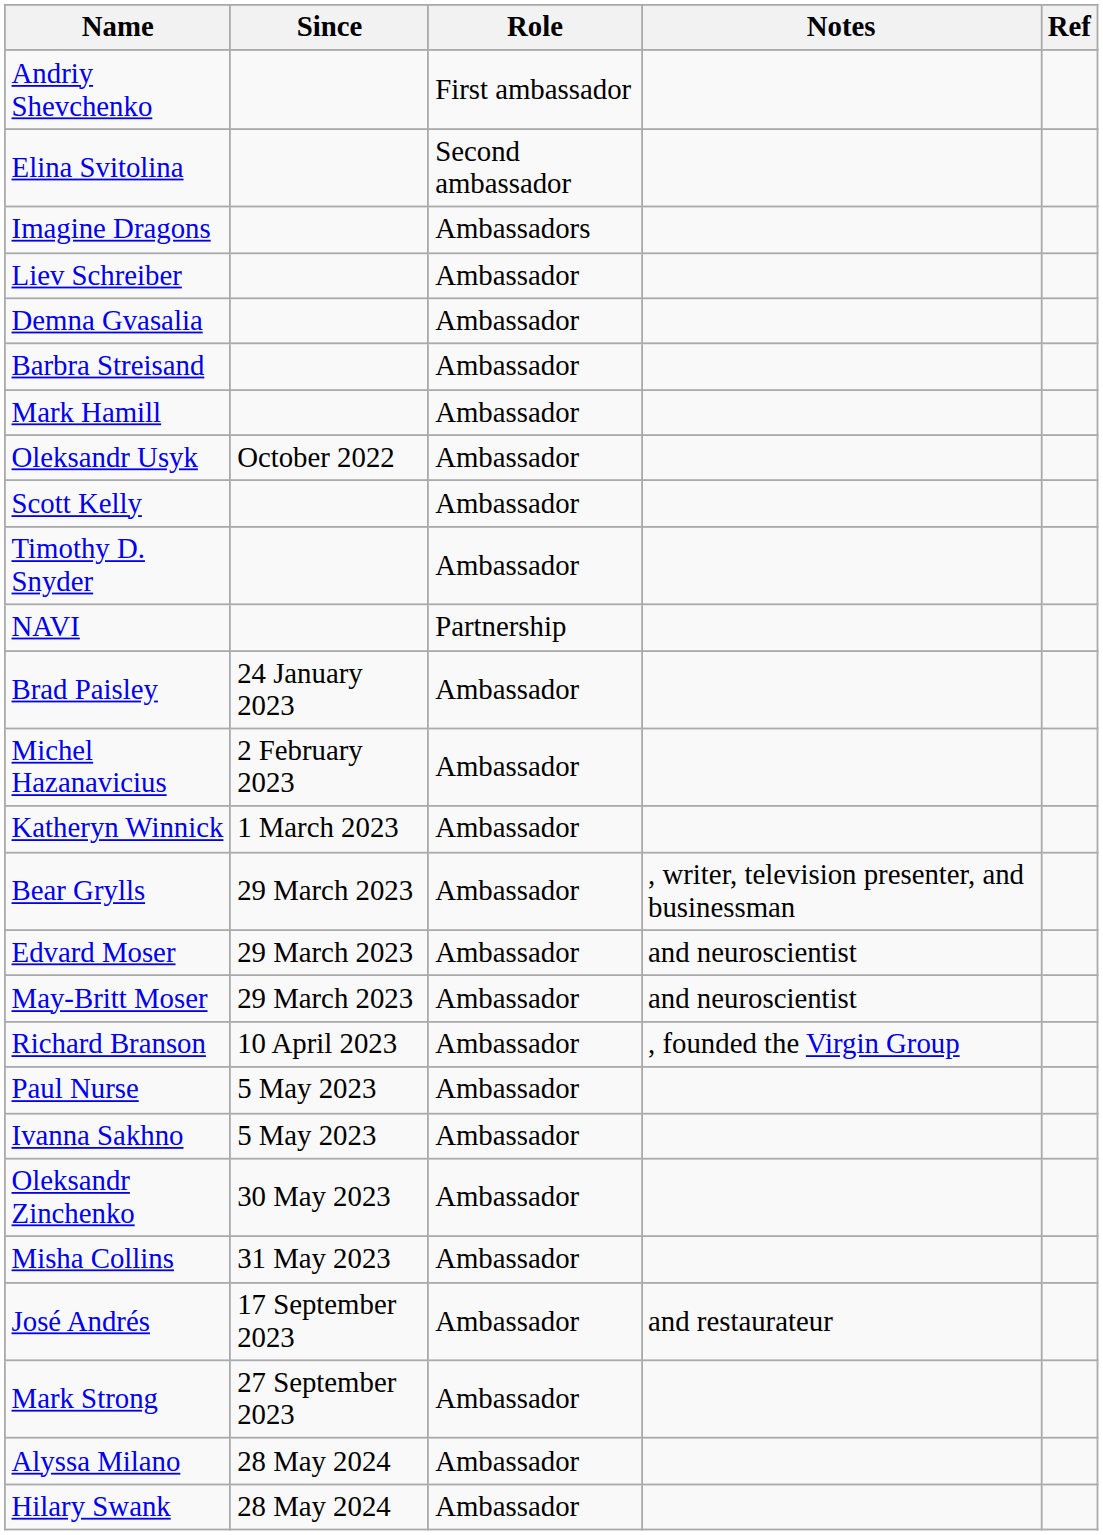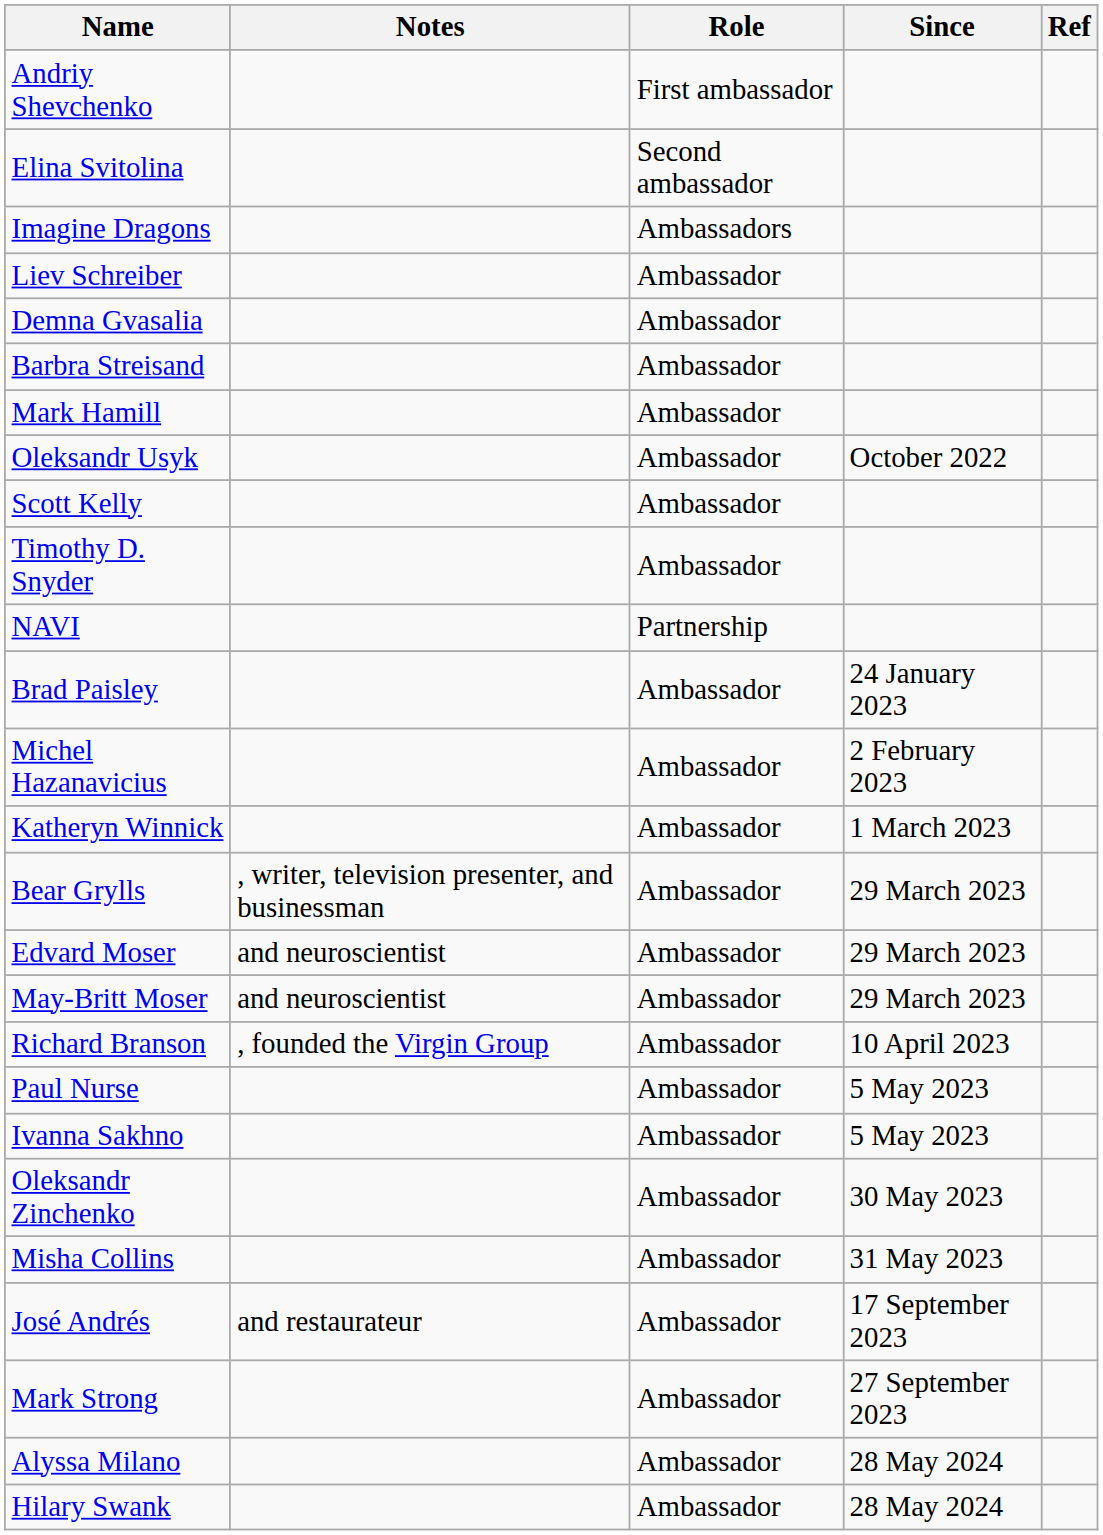columns swapped: (841, 27) <-> (330, 27)
